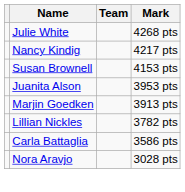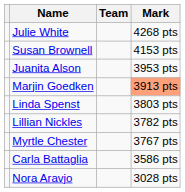- row: (46, 50)
(156, 104) no background -> (156, 86) lightsalmon background
+ row: (46, 104)
+ row: (50, 141)
